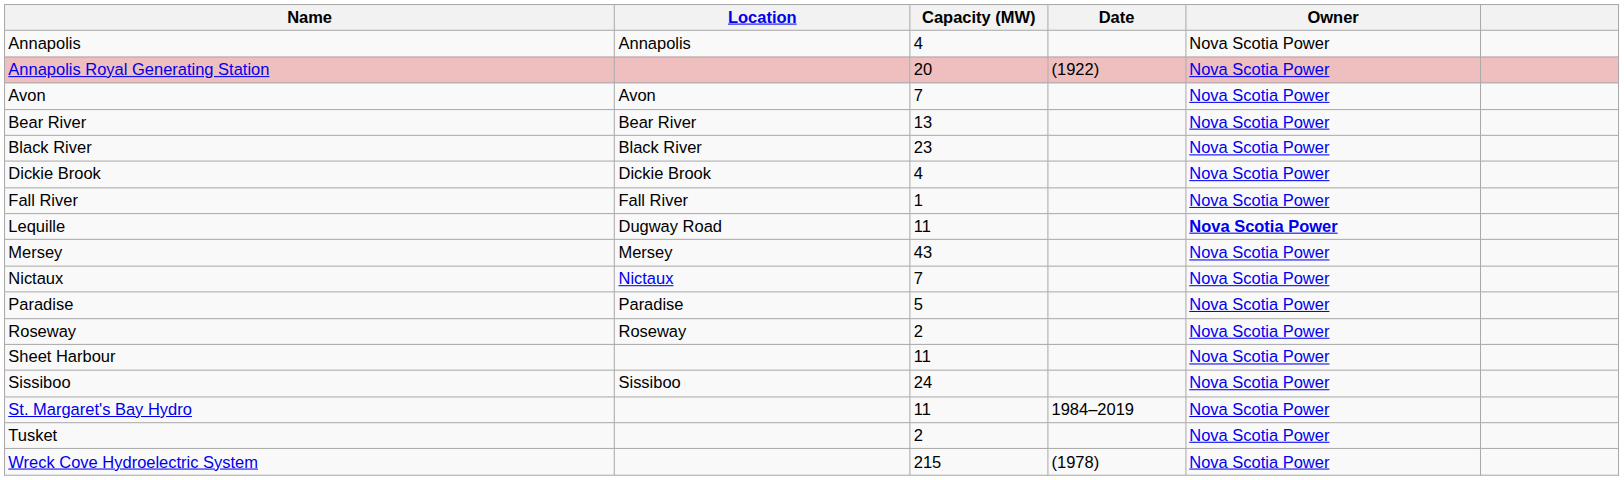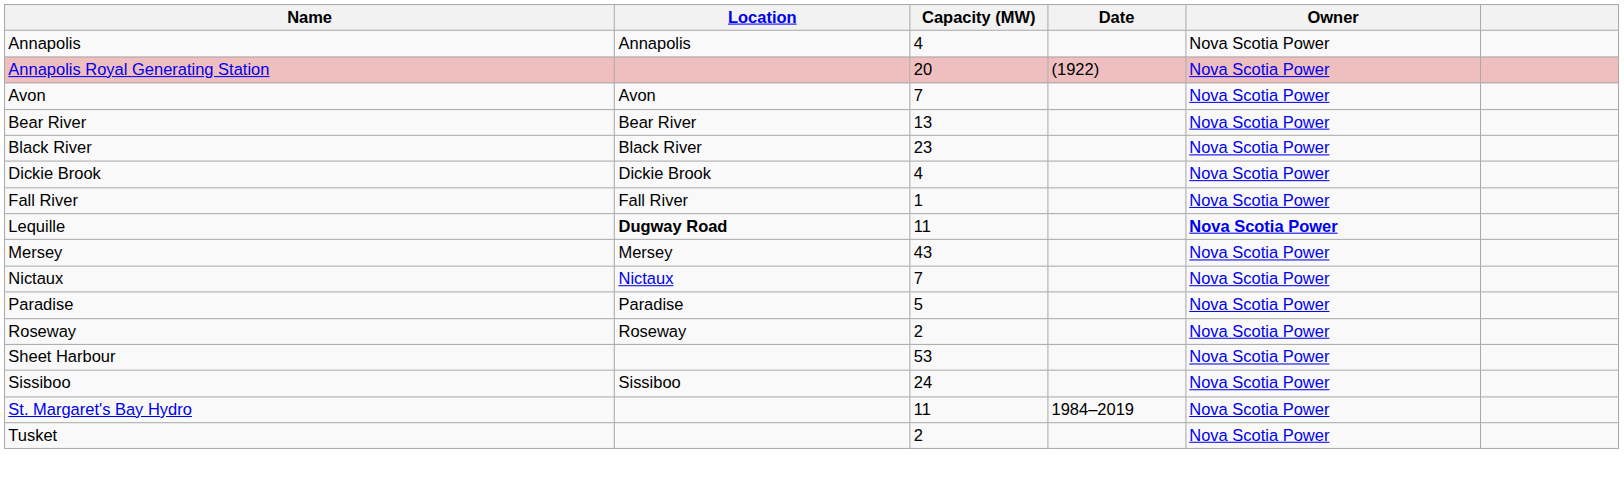(670, 226) normal -> (673, 226) bold
(922, 357) 11 -> (923, 357) 53
- row: (133, 461)
